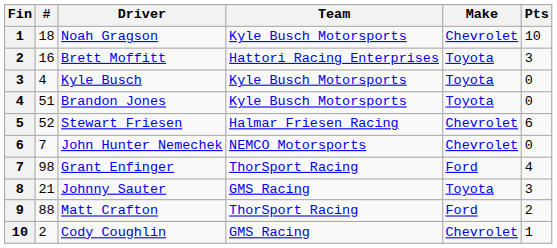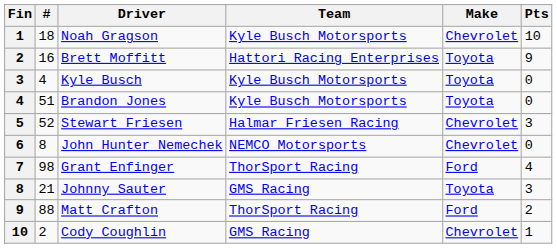(529, 59) 3 -> (529, 59) 9
(529, 124) 6 -> (529, 124) 3
(43, 146) 7 -> (43, 146) 8
